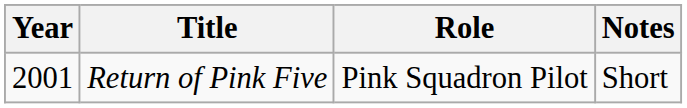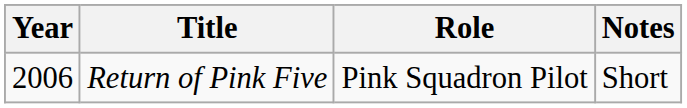(43, 77) 2001 -> (43, 77) 2006
